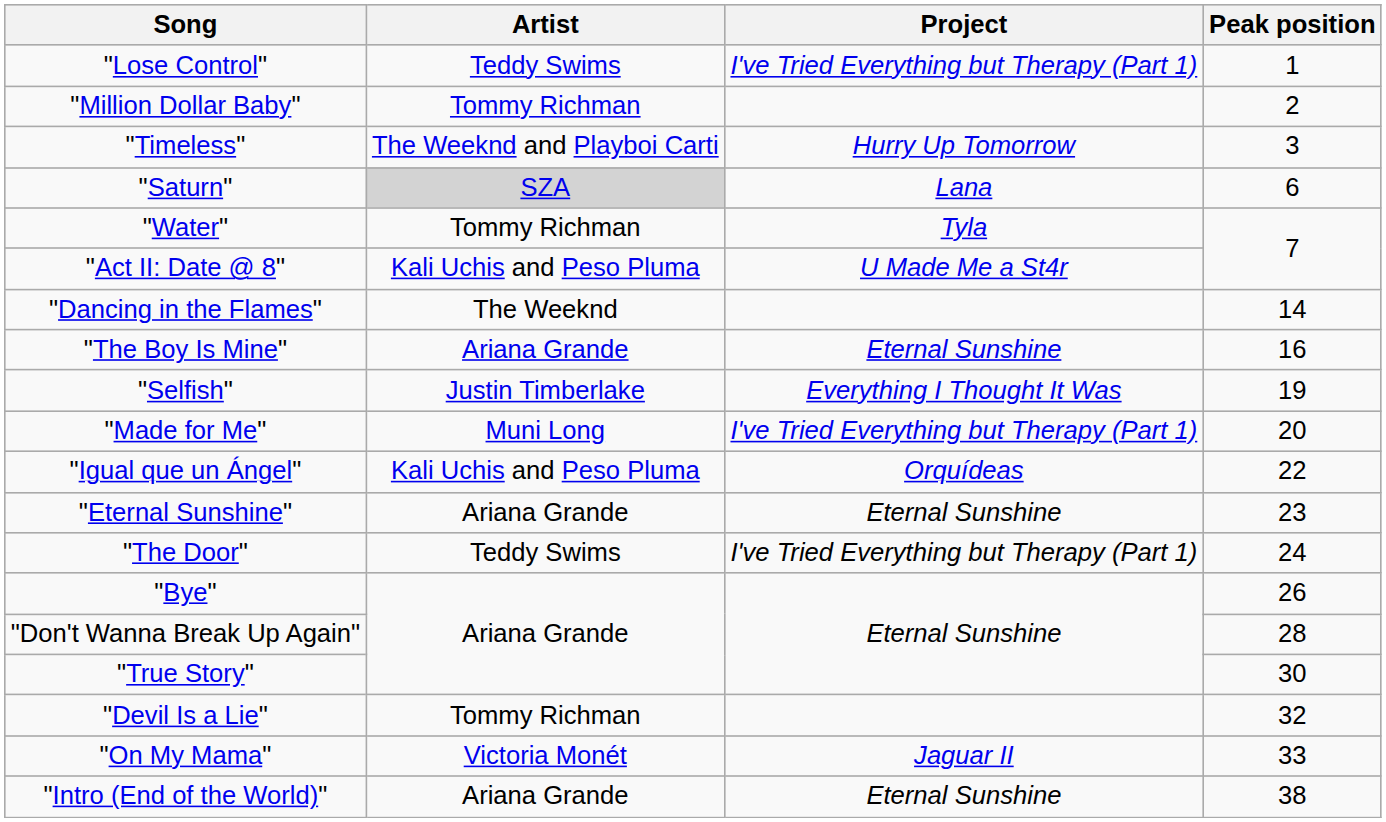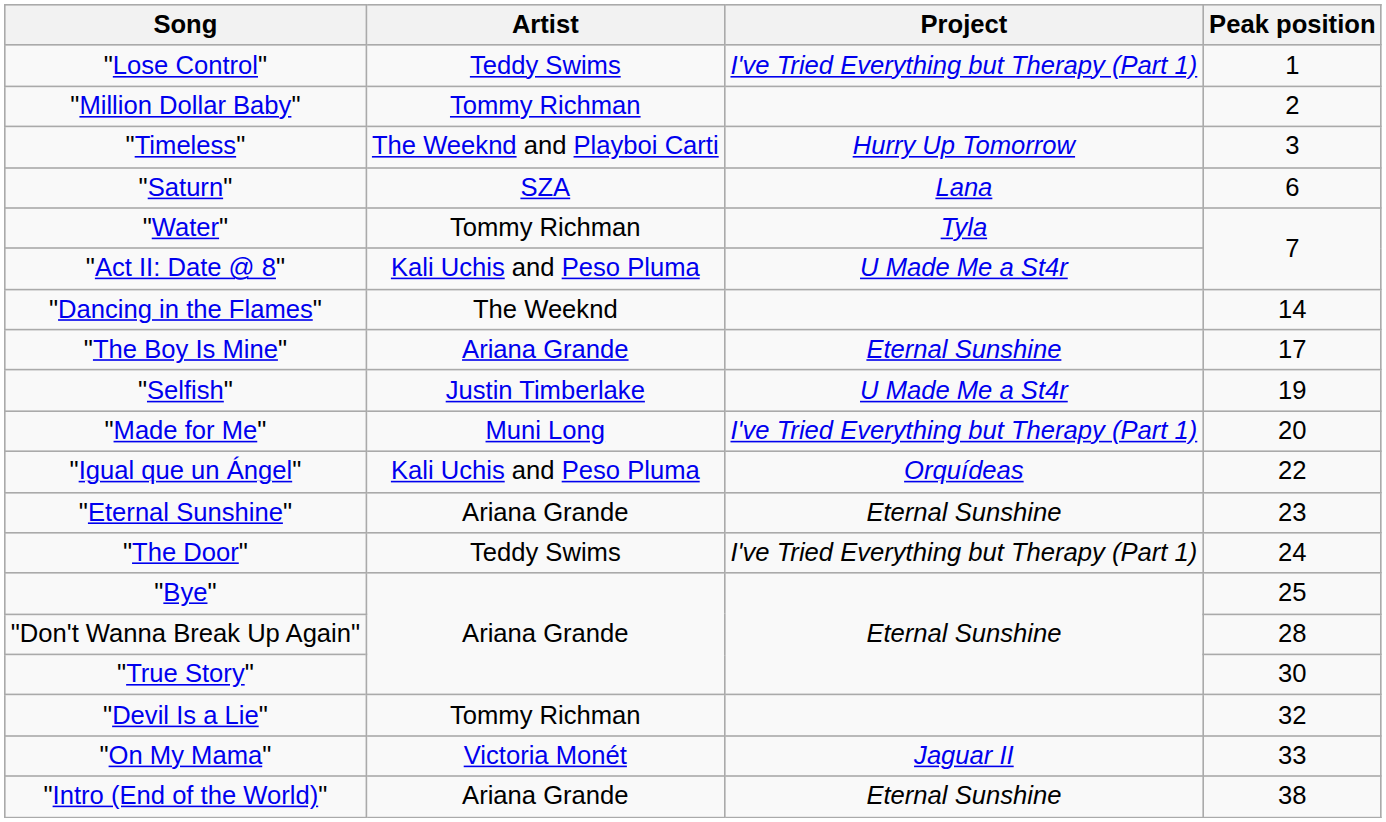(545, 187) lightgrey background -> (545, 187) no background
(1292, 349) 16 -> (1292, 349) 17
(964, 390) Everything I Thought It Was -> (964, 390) U Made Me a St4r
(1292, 593) 26 -> (1292, 593) 25
